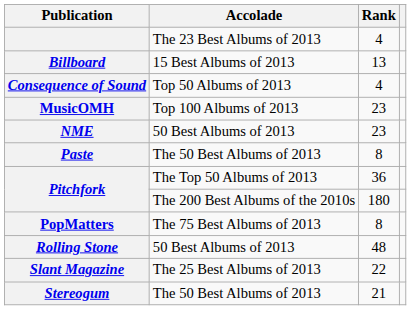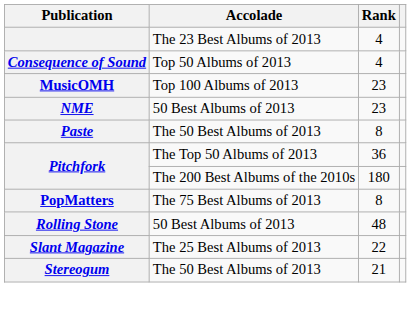- row: (77, 62)
